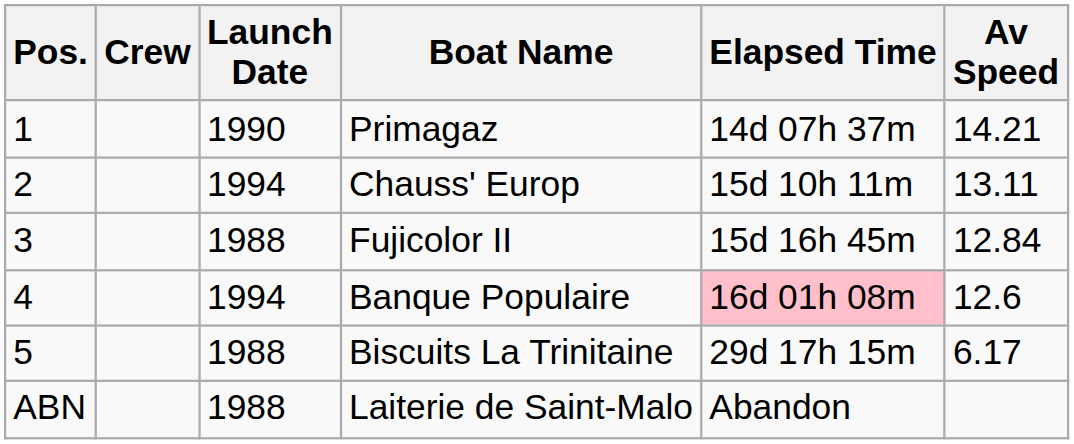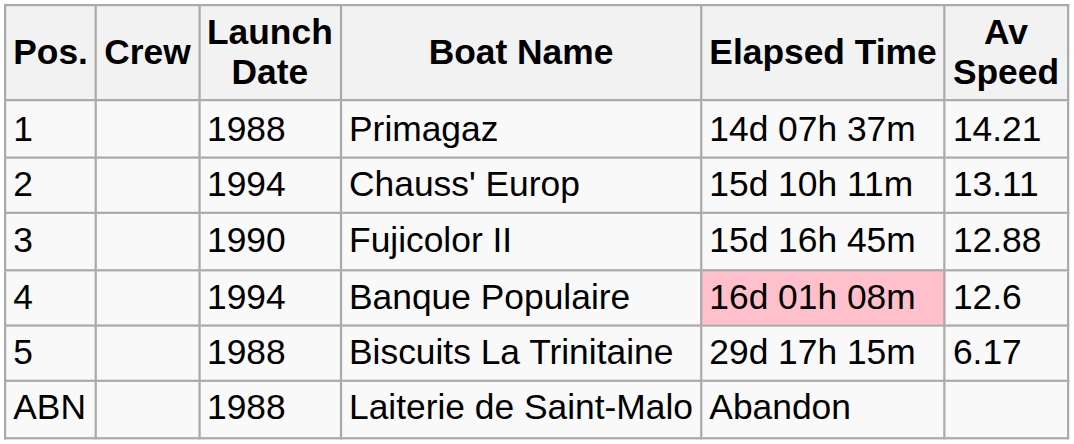(246, 128) 1990 -> (246, 128) 1988
(246, 240) 1988 -> (246, 240) 1990
(997, 240) 12.84 -> (997, 240) 12.88
